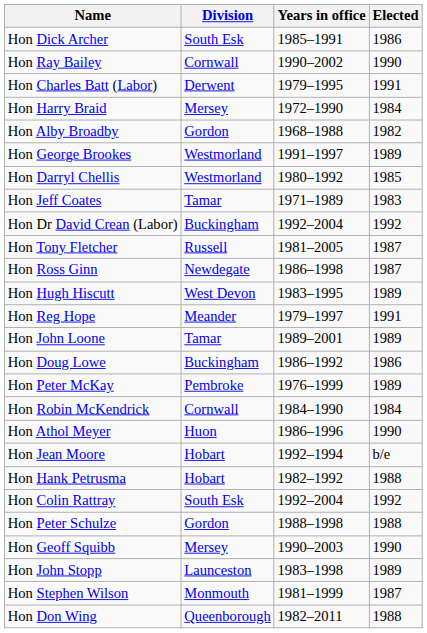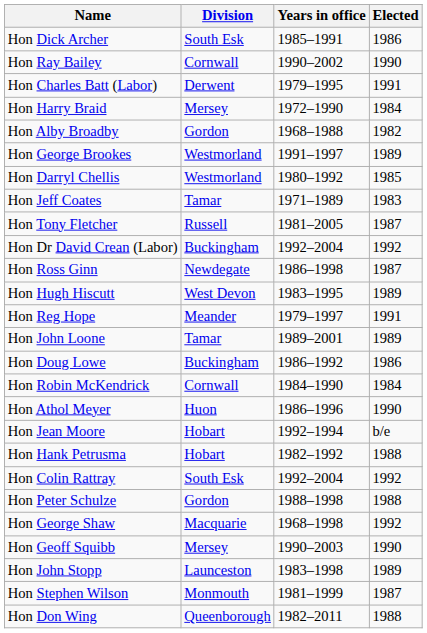rows swapped: (93, 223) <-> (63, 246)
- row: (61, 385)
+ row: (61, 524)
